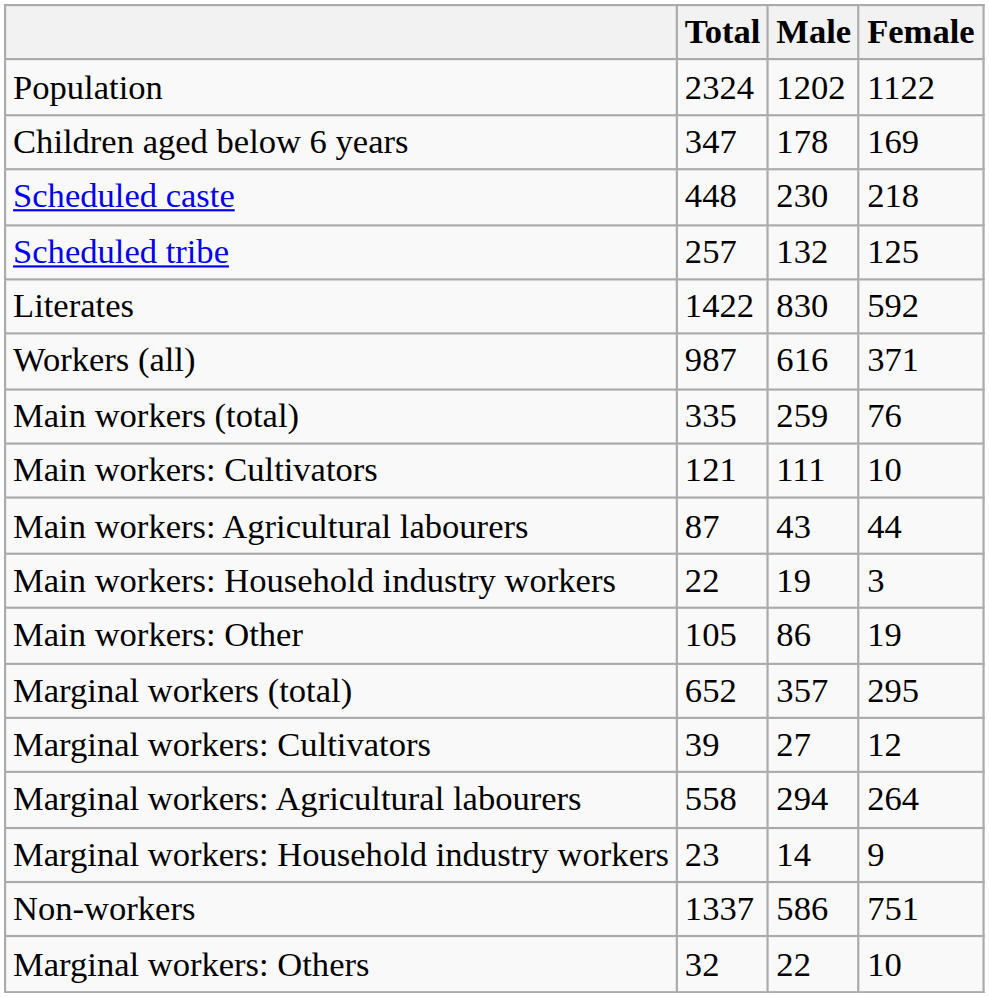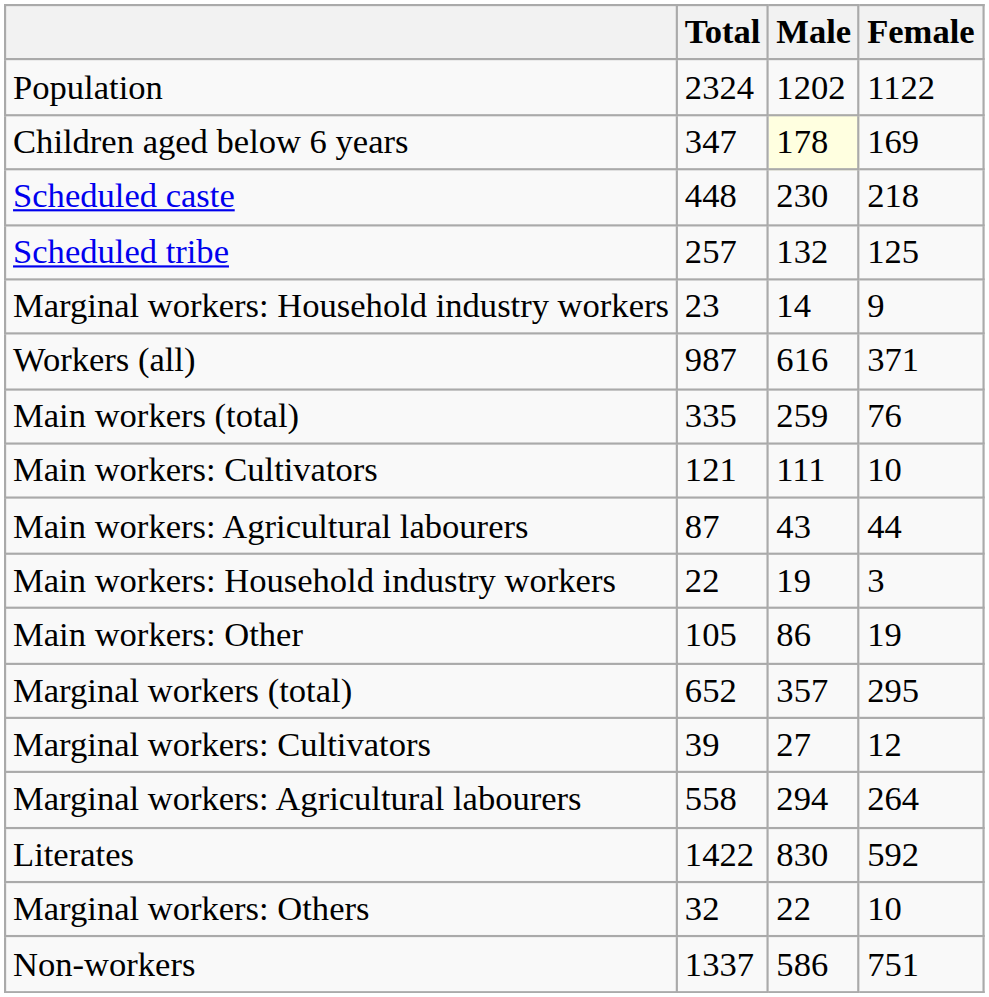(802, 141) no background -> (802, 141) lightyellow background
rows swapped: (73, 305) <-> (341, 854)
rows swapped: (191, 963) <-> (104, 908)
